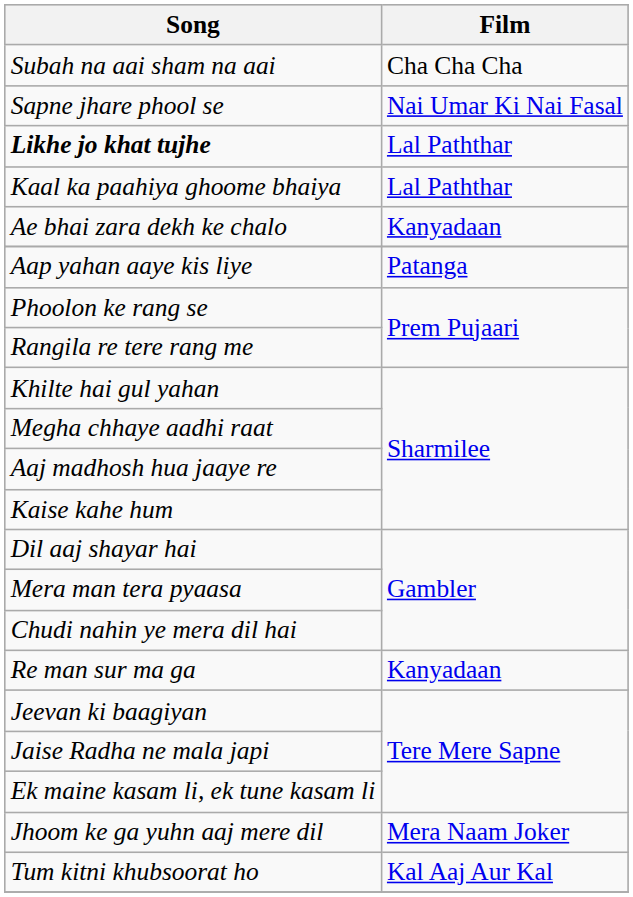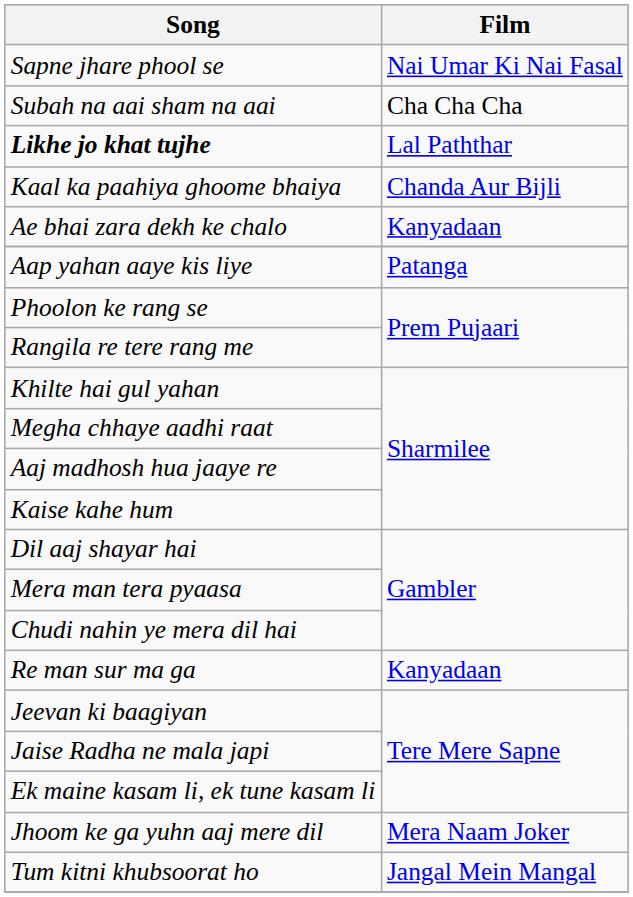rows swapped: (143, 65) <-> (117, 105)
(449, 186) Lal Paththar -> (474, 186) Chanda Aur Bijli
(470, 871) Kal Aaj Aur Kal -> (492, 871) Jangal Mein Mangal
